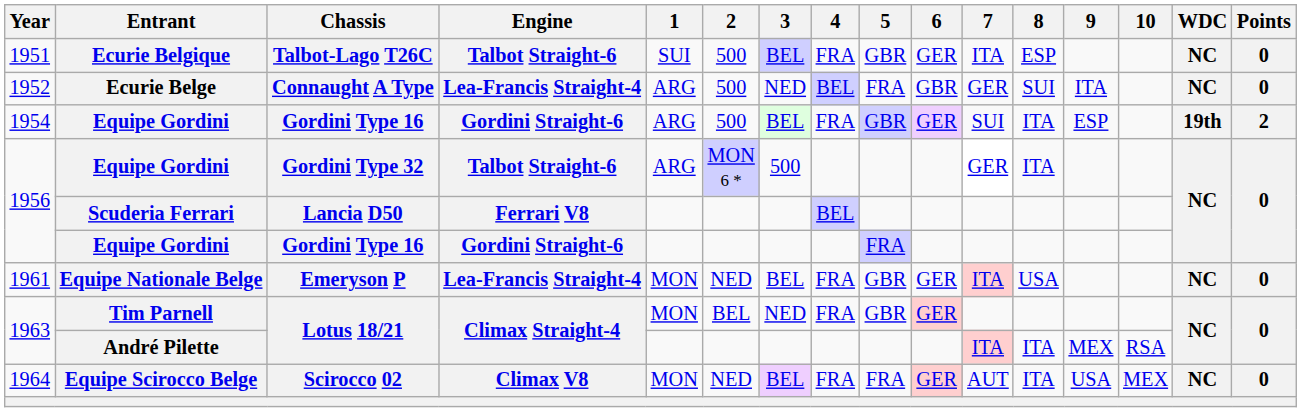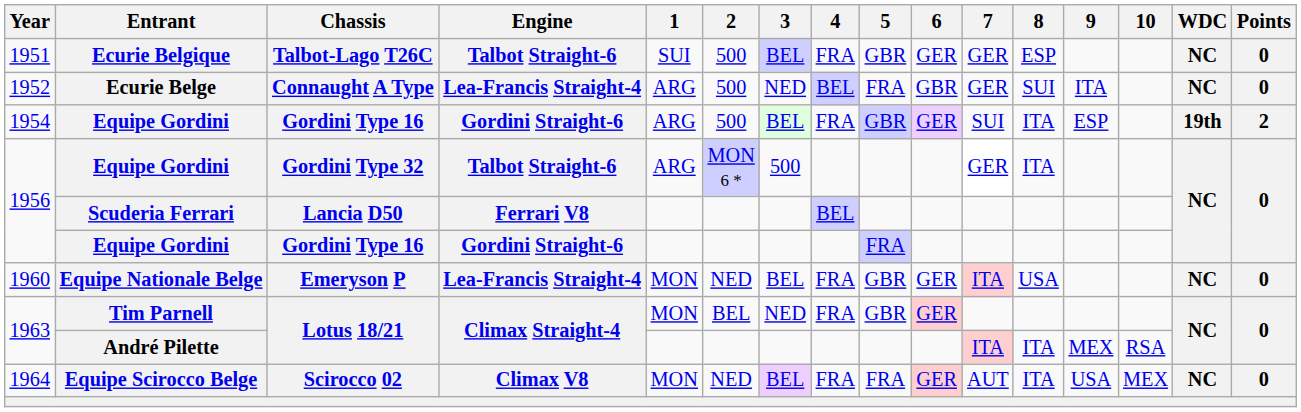(988, 55) ITA -> (988, 55) GER
(30, 280) 1961 -> (30, 280) 1960
